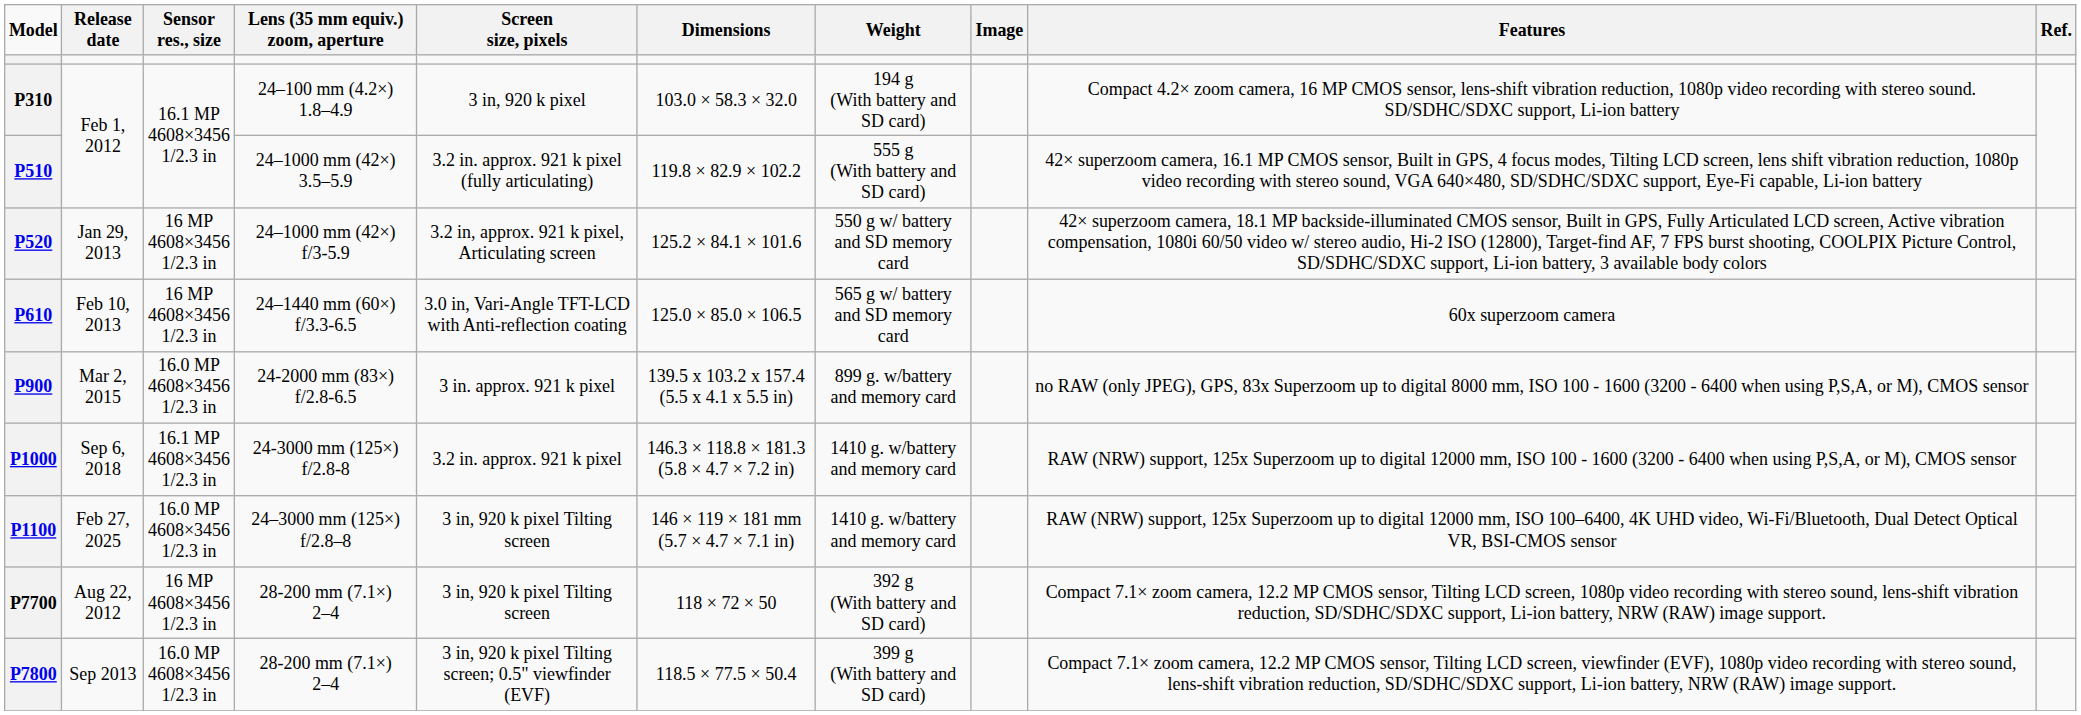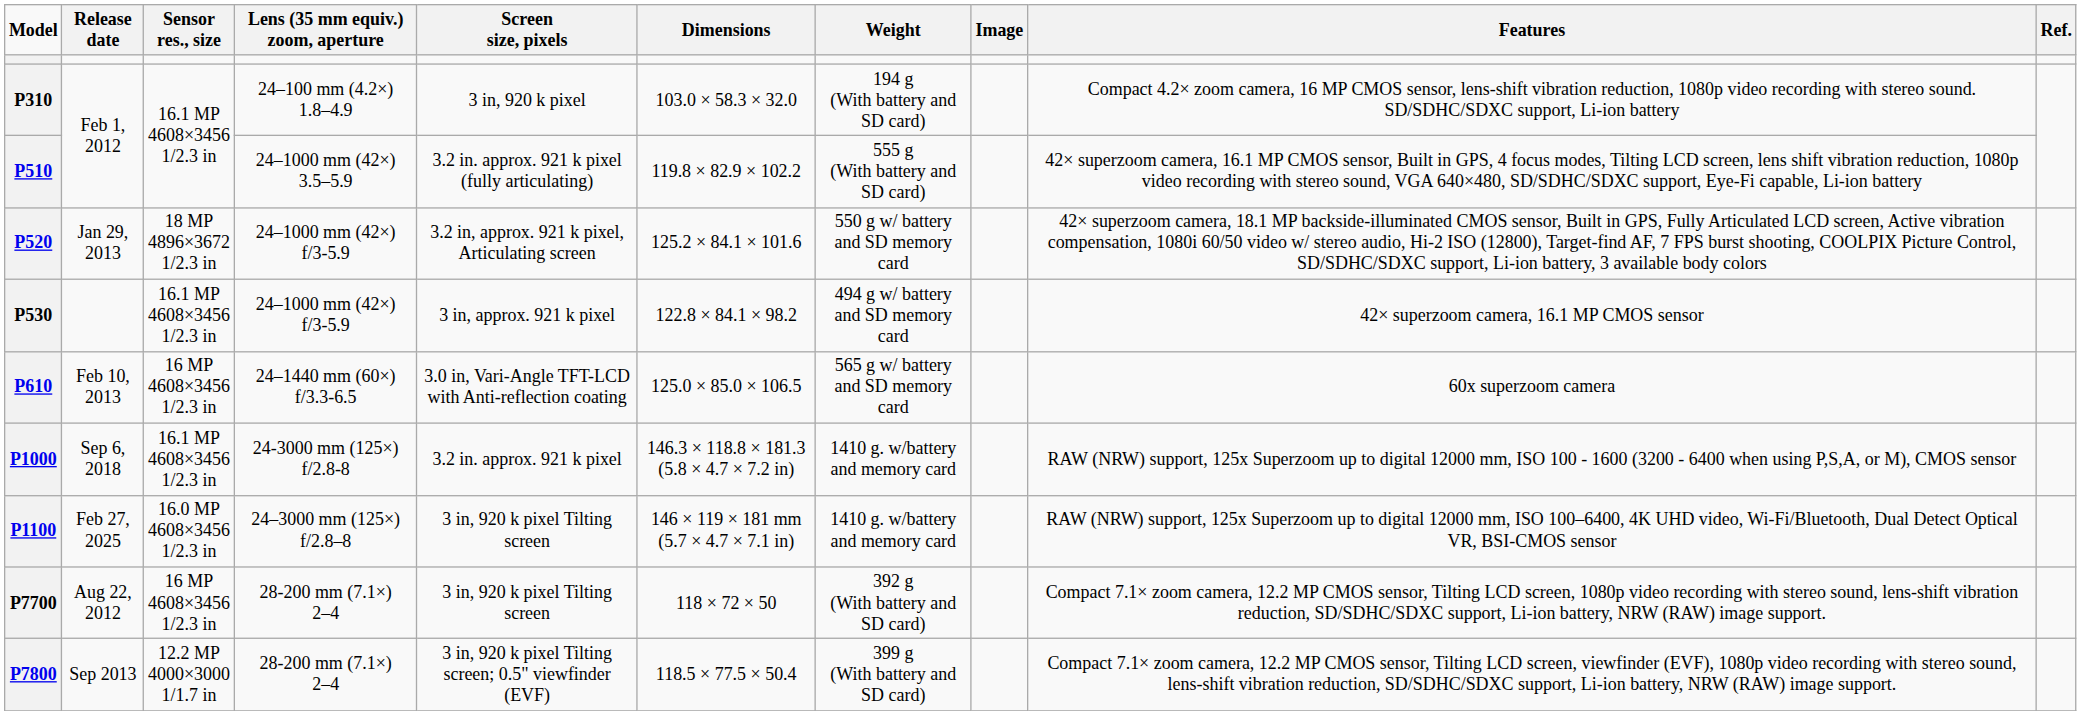(189, 242) 16 MP 4608×3456 1/2.3 in -> (189, 242) 18 MP 4896×3672 1/2.3 in
+ row: (33, 314)
- row: (33, 386)
(189, 674) 16.0 MP 4608×3456 1/2.3 in -> (189, 674) 12.2 MP 4000×3000 1/1.7 in
